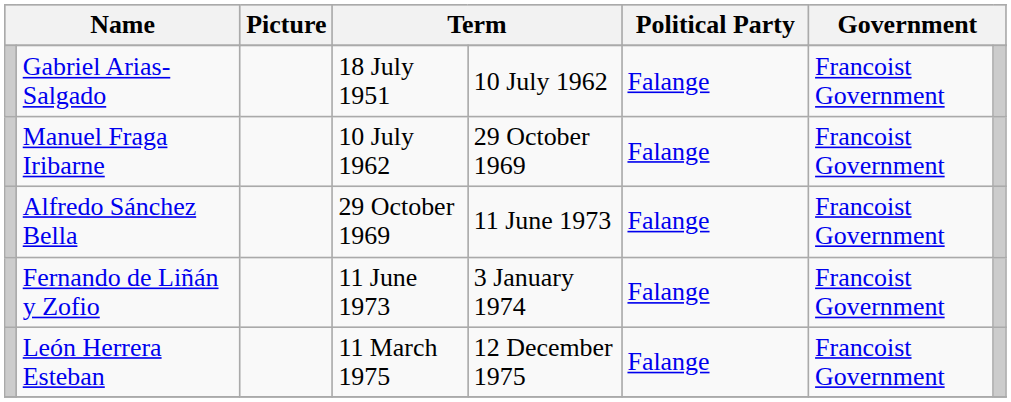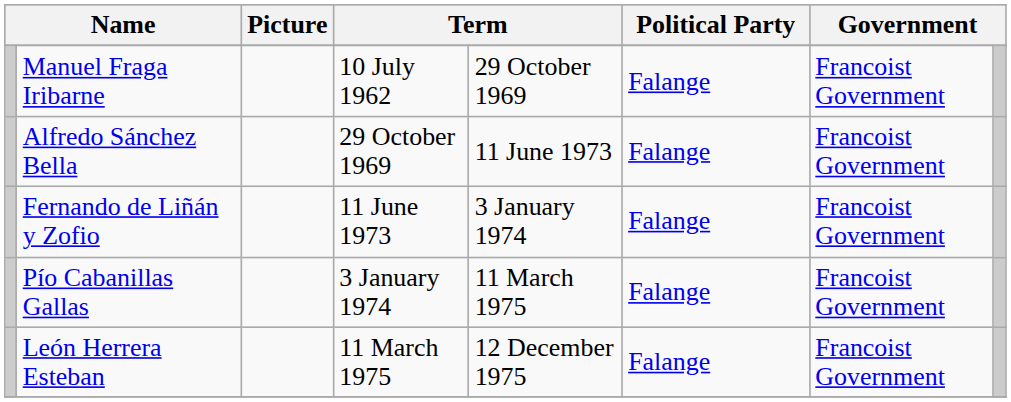- row: (97, 80)
+ row: (98, 291)
